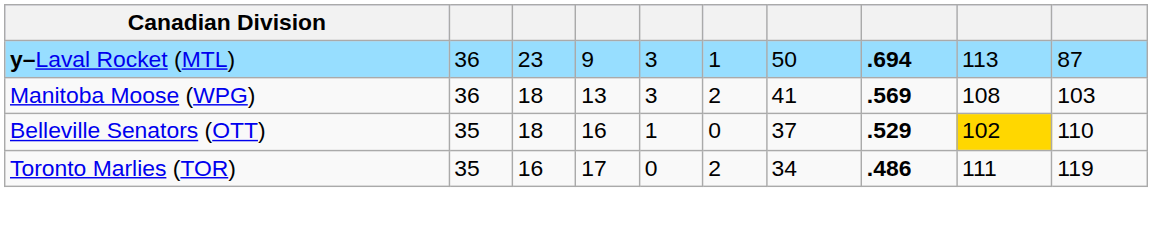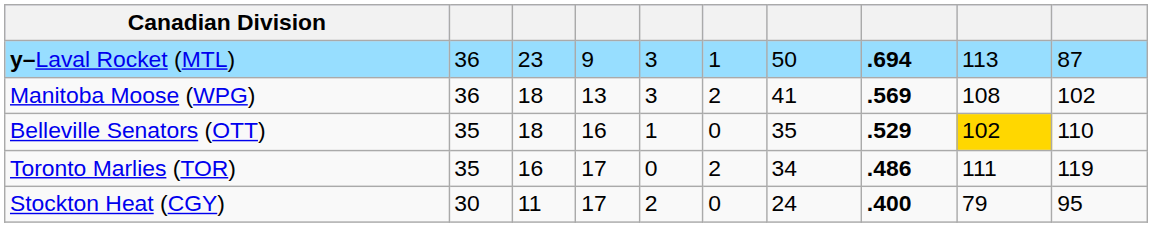(1076, 95) 103 -> (1076, 95) 102
(784, 131) 37 -> (784, 131) 35
+ row: (117, 204)
